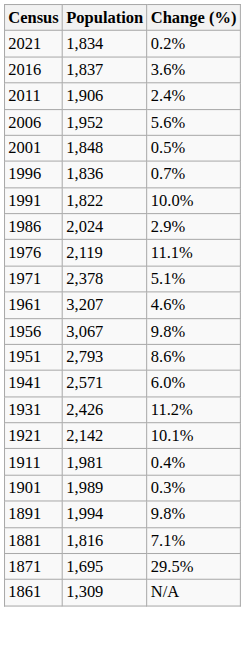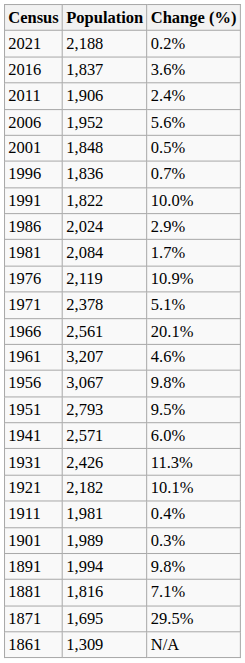(85, 43) 1,834 -> (85, 43) 2,188
+ row: (25, 252)
(172, 252) 11.1% -> (172, 278) 10.9%
+ row: (25, 331)
(168, 357) 8.6% -> (168, 409) 9.5%
(172, 409) 11.2% -> (172, 461) 11.3%
(85, 435) 2,142 -> (85, 488) 2,182
